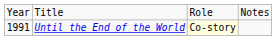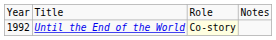(18, 28) 1991 -> (18, 28) 1992
